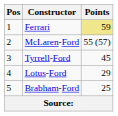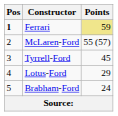(9, 27) normal -> (9, 27) bold
(106, 88) 25 -> (106, 88) 24
